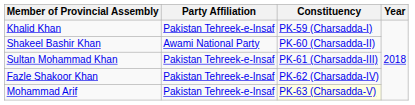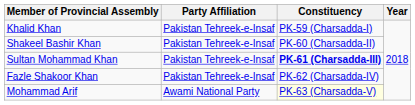(211, 44) Awami National Party -> (219, 44) Pakistan Tehreek-e-Insaf
(329, 60) normal -> (330, 60) bold
(219, 92) Pakistan Tehreek-e-Insaf -> (211, 92) Awami National Party
